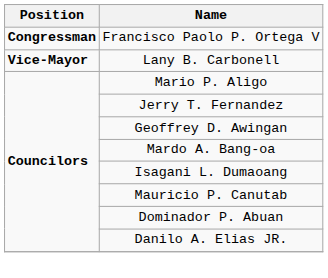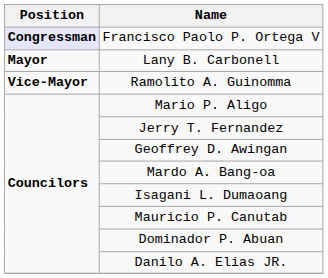(52, 38) no background -> (52, 38) lavender background
(48, 60) Vice-Mayor -> (28, 60) Mayor
+ row: (211, 83)
